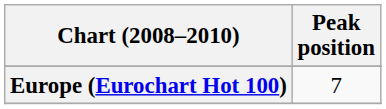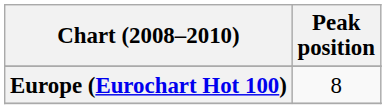(336, 84) 7 -> (336, 84) 8
